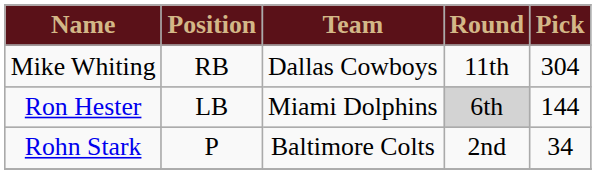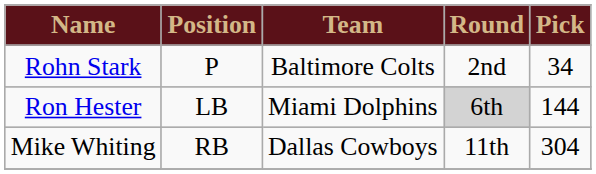rows swapped: (83, 147) <-> (83, 65)
